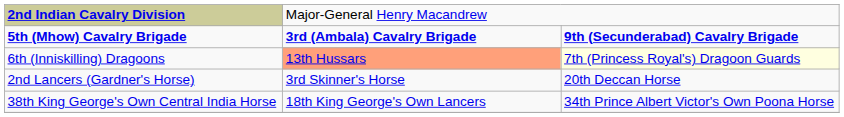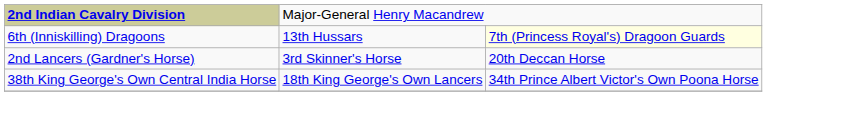- row: (97, 36)
(326, 58) lightsalmon background -> (323, 36) no background
